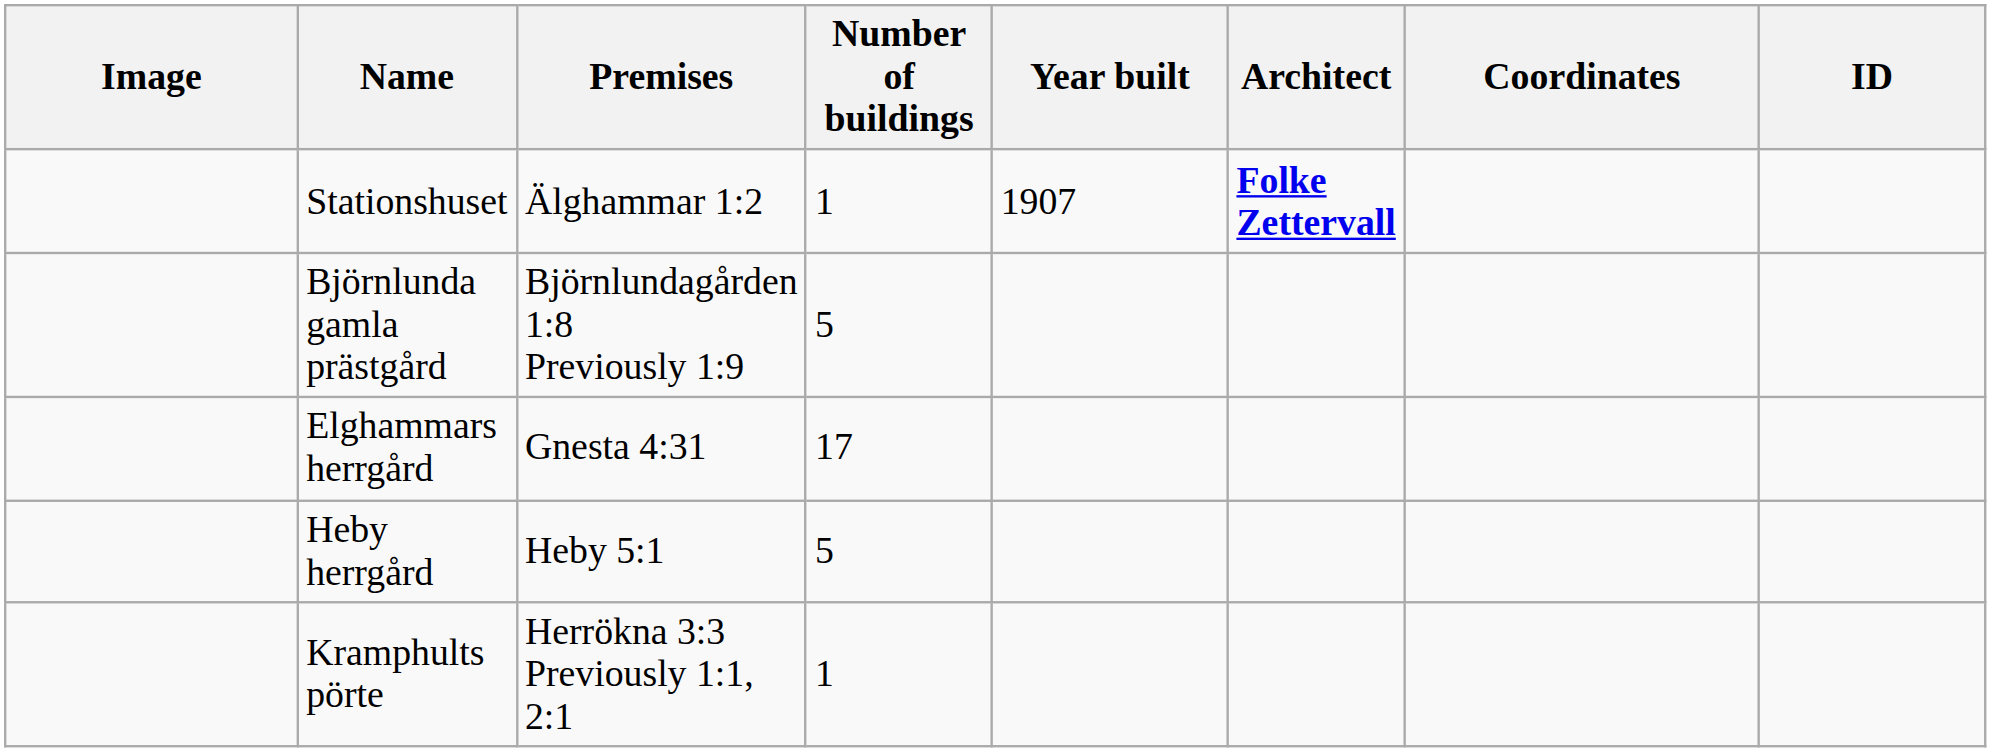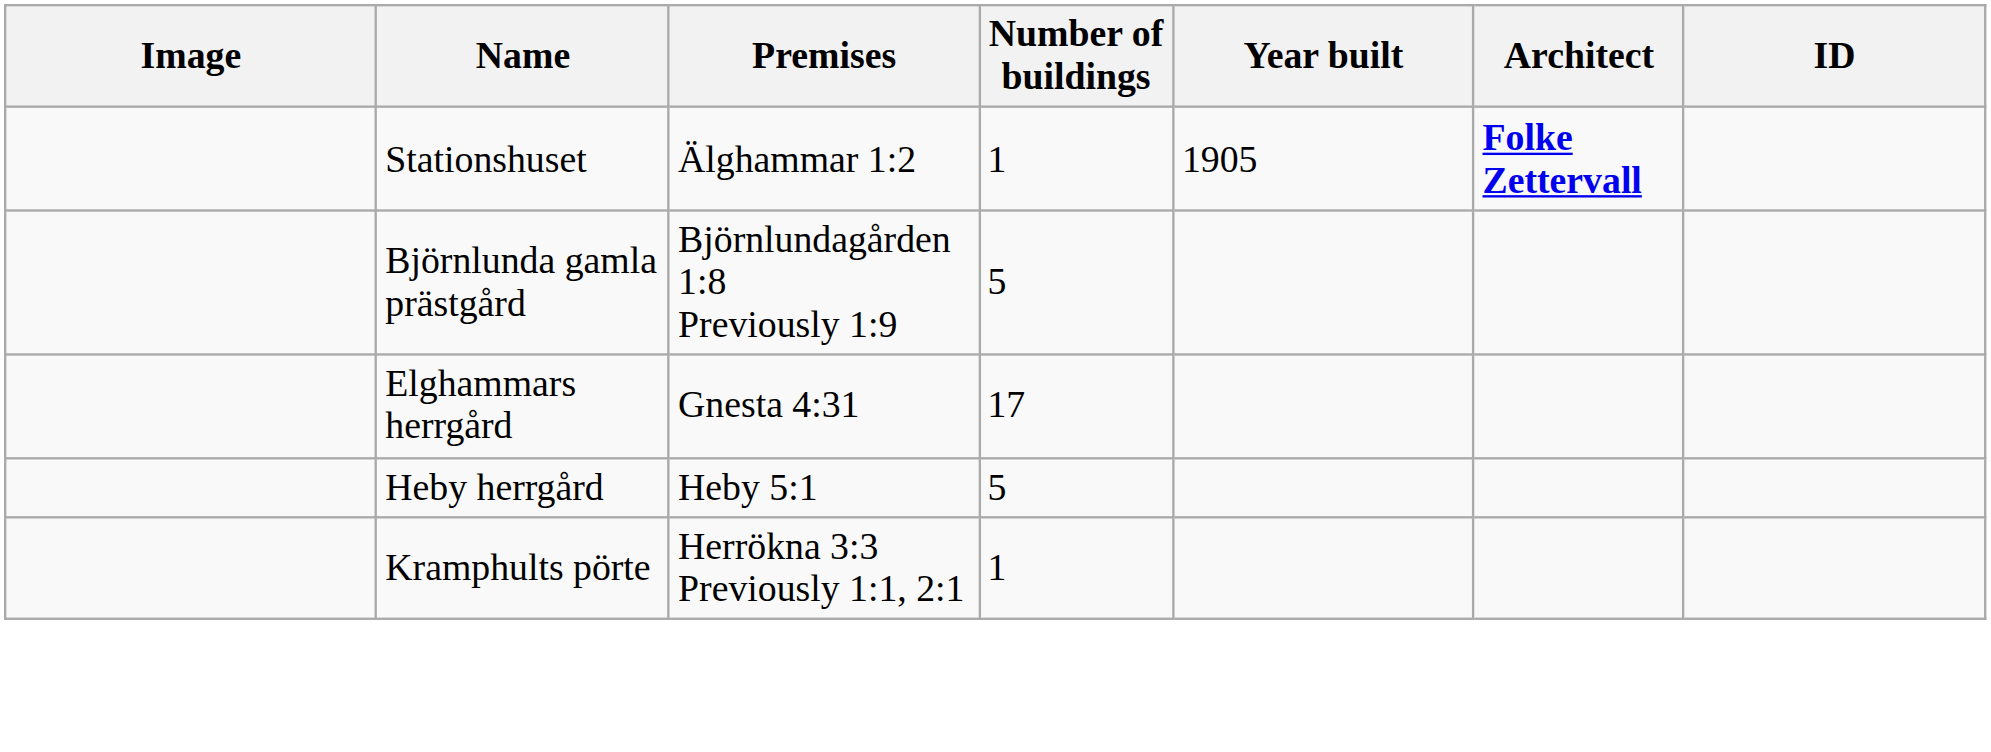- column: (1582, 76)
(1038, 200) 1907 -> (1220, 158) 1905
